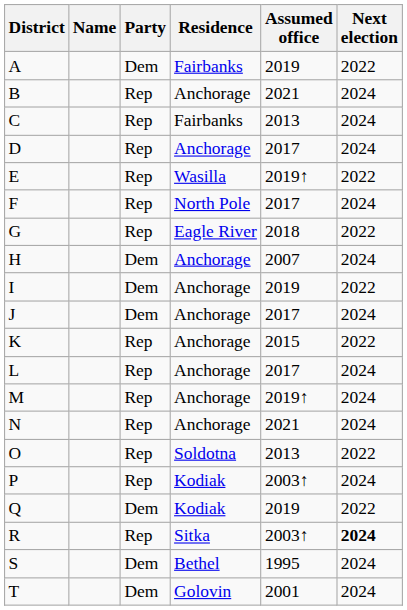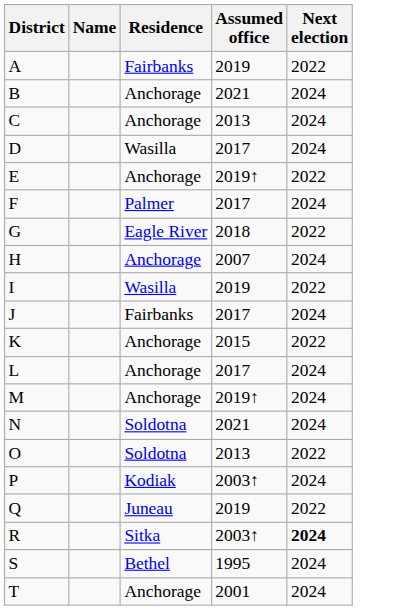- column: (145, 28)
(208, 120) Fairbanks -> (163, 120) Anchorage
(212, 148) Anchorage -> (150, 148) Wasilla
(200, 176) Wasilla -> (163, 176) Anchorage
(212, 203) North Pole -> (149, 203) Palmer
(212, 286) Anchorage -> (150, 286) Wasilla
(212, 314) Anchorage -> (159, 314) Fairbanks
(212, 425) Anchorage -> (155, 425) Soldotna
(200, 508) Kodiak -> (149, 508) Juneau
(203, 591) Golovin -> (163, 591) Anchorage
